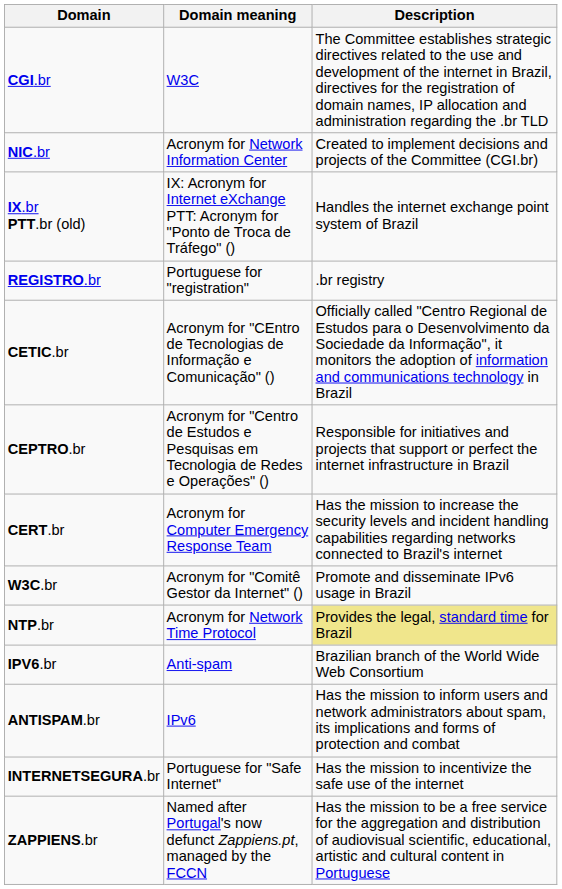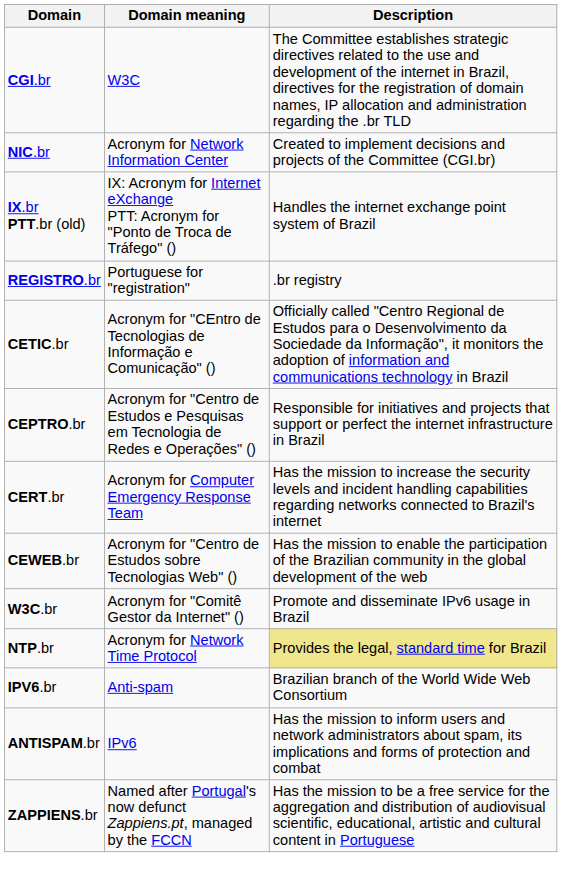+ row: (43, 561)
- row: (84, 776)
